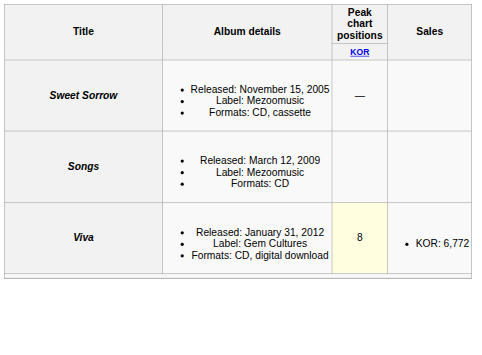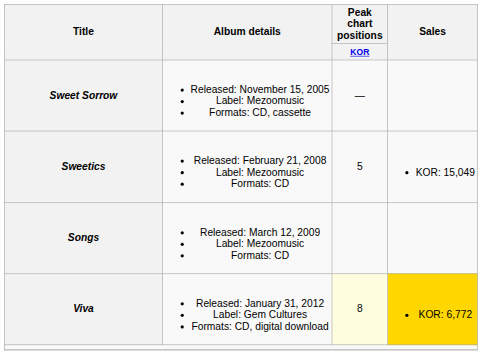+ row: (83, 166)
(430, 244) no background -> (433, 315) gold background
